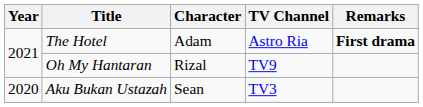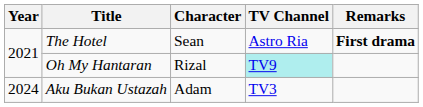(193, 41) Adam -> (189, 41) Sean
(263, 65) no background -> (263, 65) paleturquoise background
(23, 89) 2020 -> (23, 89) 2024
(189, 89) Sean -> (193, 89) Adam
